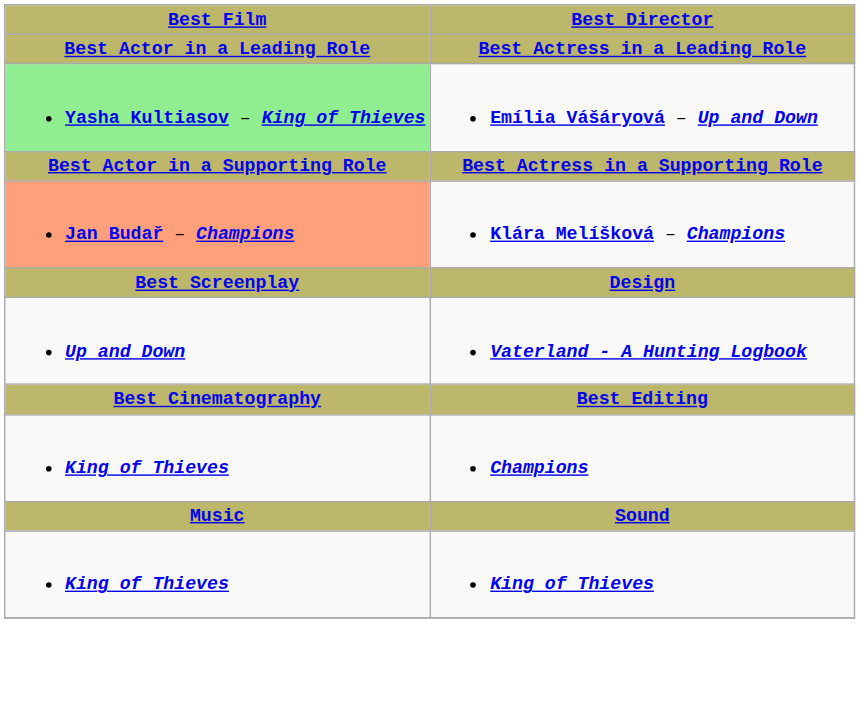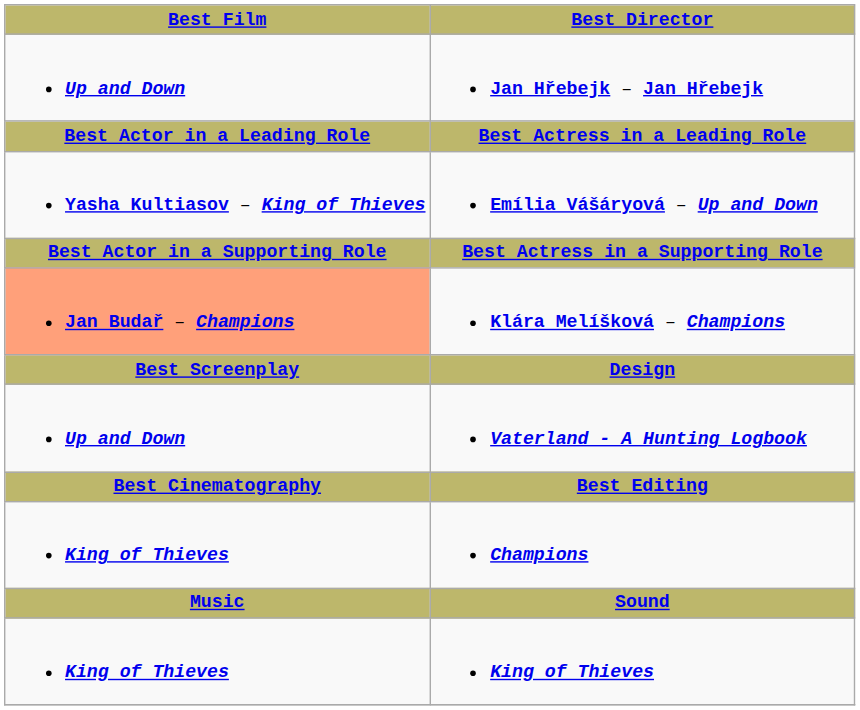+ row: (642, 88)
(217, 118) lightgreen background -> (217, 205) no background
